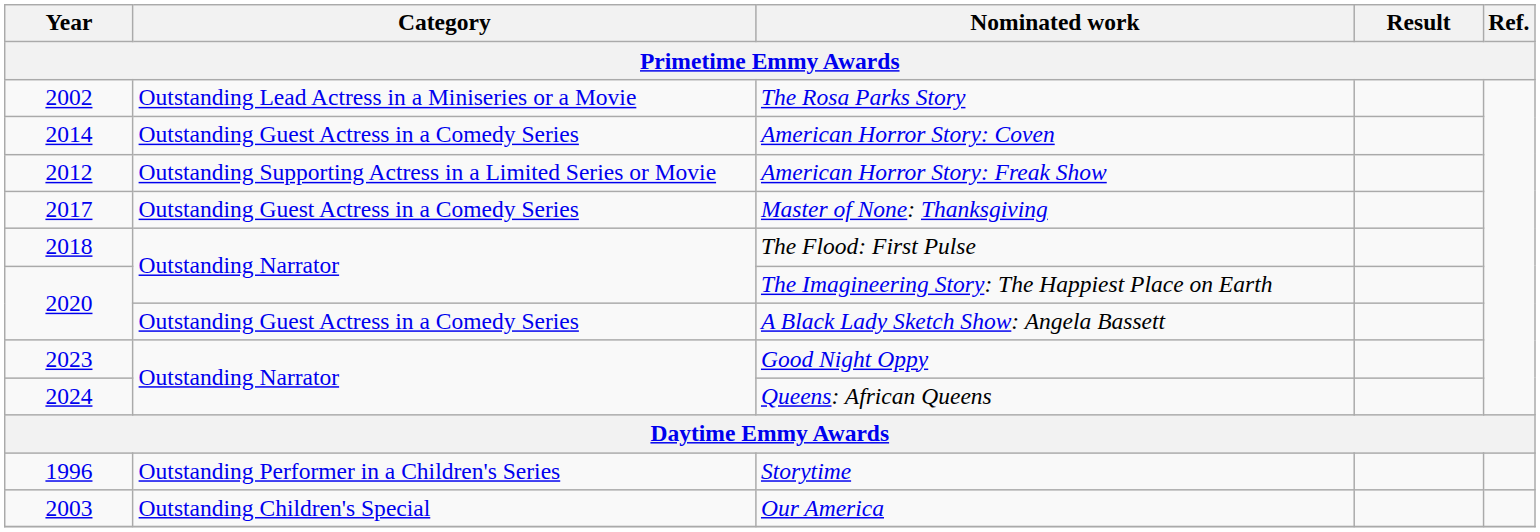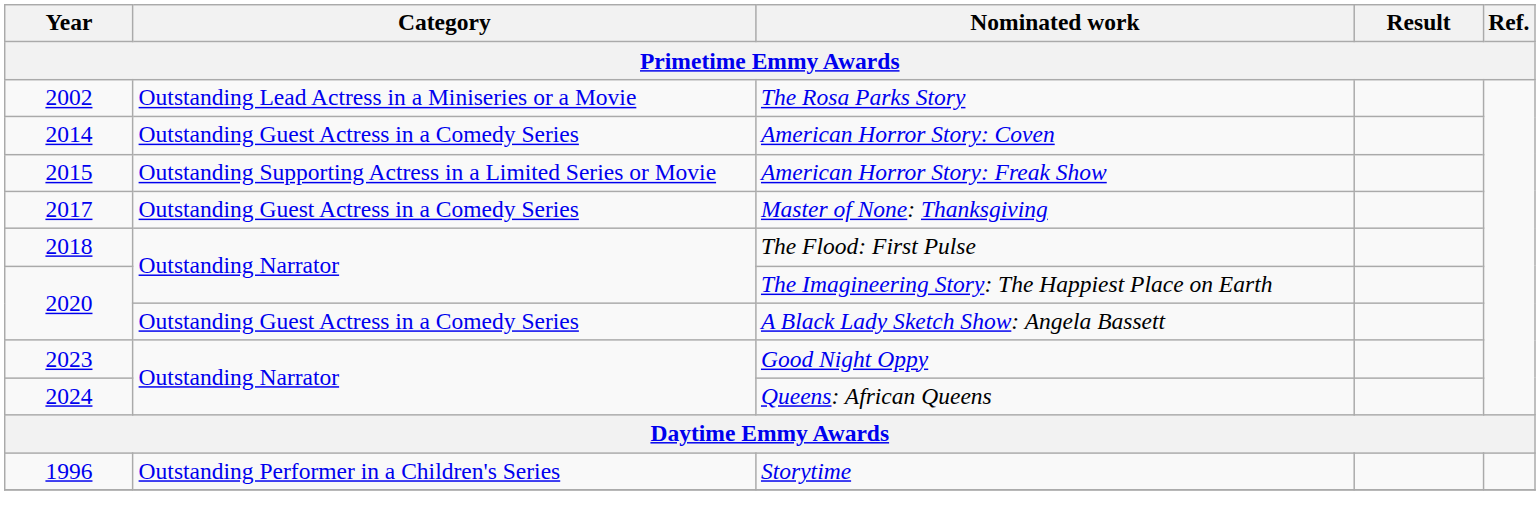(69, 172) 2012 -> (69, 172) 2015
- row: (822, 508)
